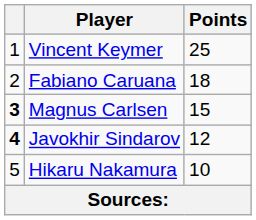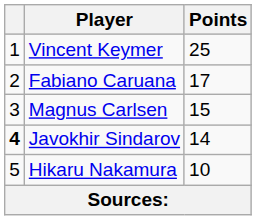(200, 79) 18 -> (200, 79) 17
(14, 109) bold -> (14, 109) normal
(200, 139) 12 -> (200, 139) 14
